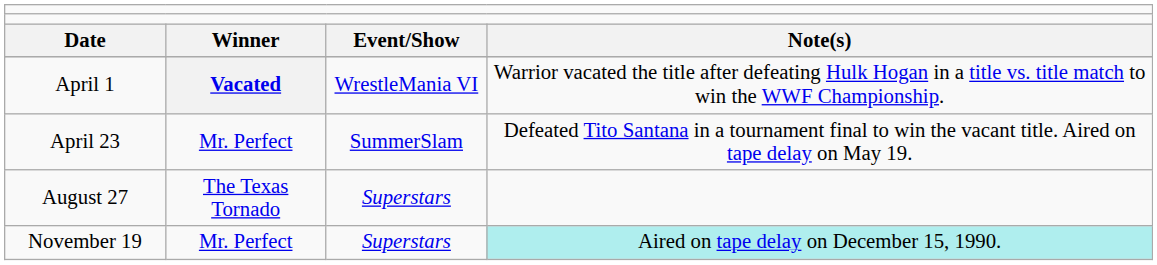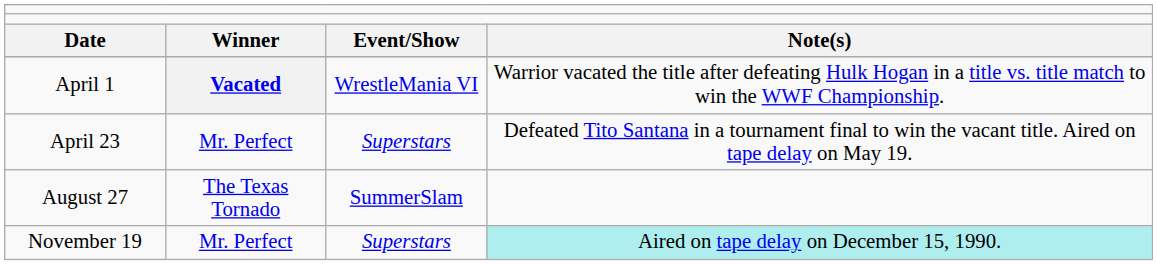(406, 141) SummerSlam -> (406, 141) Superstars
(406, 197) Superstars -> (406, 197) SummerSlam
